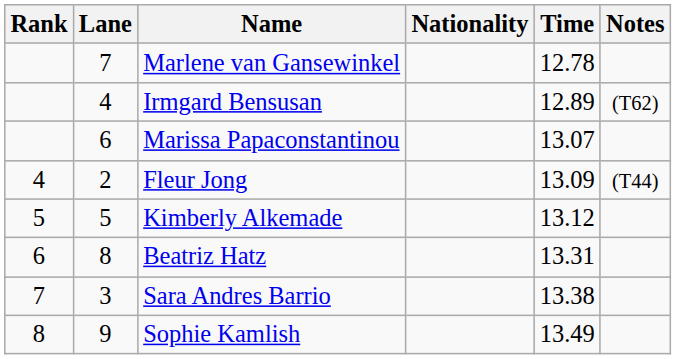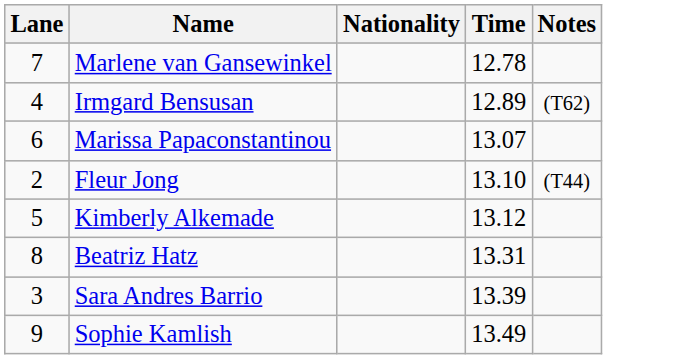- column: (39, 23)
(567, 179) 13.09 -> (499, 179) 13.10
(567, 295) 13.38 -> (499, 295) 13.39
